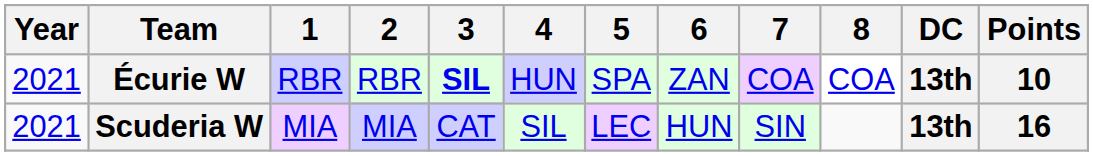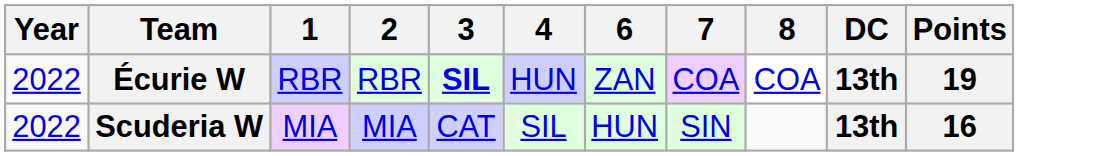- column: (621, 30)
(47, 78) 2021 -> (47, 78) 2022
(1034, 78) 10 -> (960, 78) 19
(47, 127) 2021 -> (47, 127) 2022
